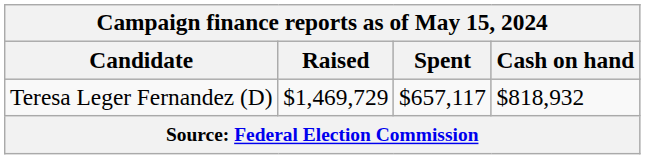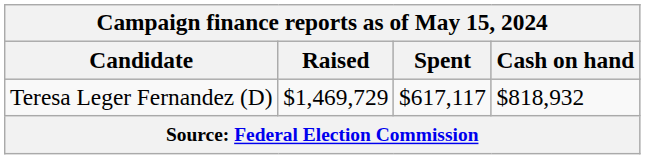(442, 97) $657,117 -> (442, 97) $617,117
